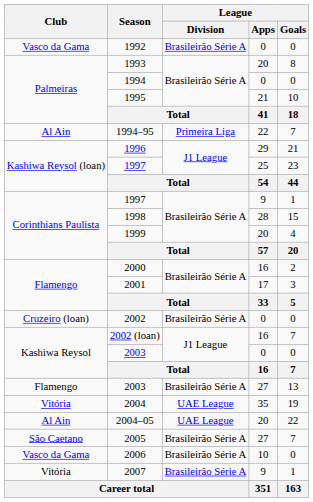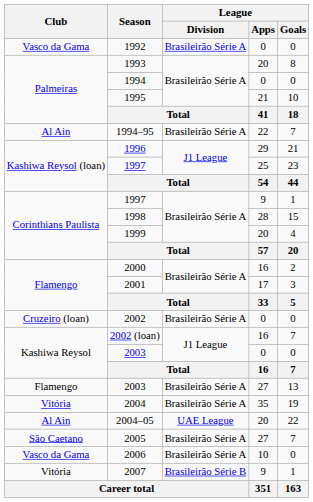(205, 132) Primeira Liga -> (205, 132) Brasileirão Série A
(205, 404) UAE League -> (205, 404) Brasileirão Série A
(205, 472) Brasileirão Série A -> (205, 472) Brasileirão Série B
